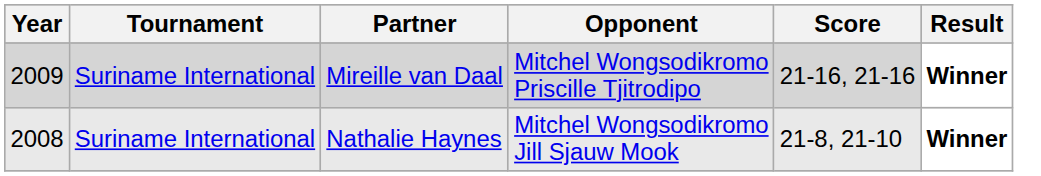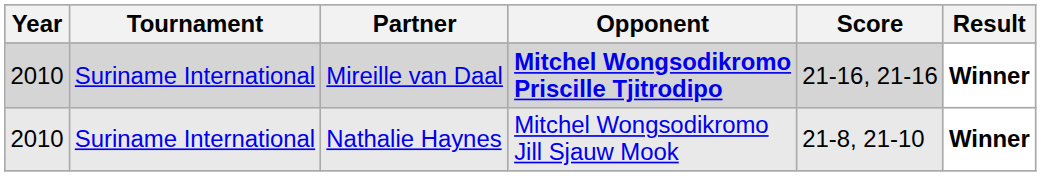(37, 75) 2009 -> (37, 75) 2010
(641, 75) normal -> (653, 75) bold
(37, 139) 2008 -> (37, 139) 2010
